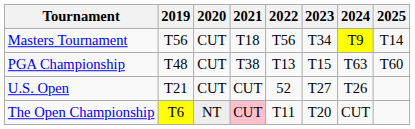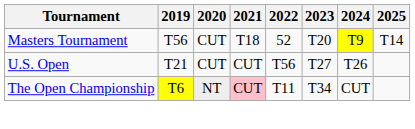(284, 40) T56 -> (284, 40) 52
(320, 40) T34 -> (320, 40) T20
- row: (66, 64)
(284, 88) 52 -> (284, 64) T56
(320, 112) T20 -> (320, 88) T34
